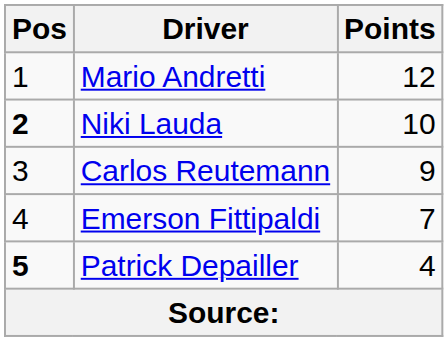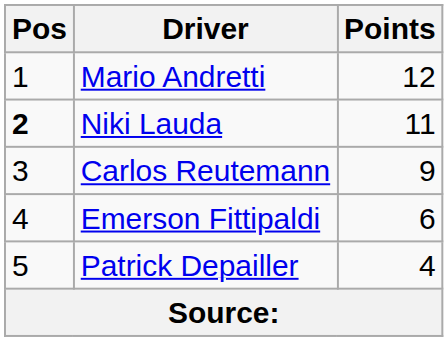(419, 124) 10 -> (420, 124) 11
(427, 218) 7 -> (427, 218) 6
(20, 266) bold -> (20, 266) normal
